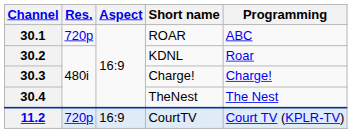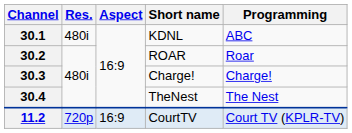(79, 35) 720p -> (77, 35) 480i
(167, 35) ROAR -> (166, 35) KDNL
(166, 55) KDNL -> (167, 55) ROAR
